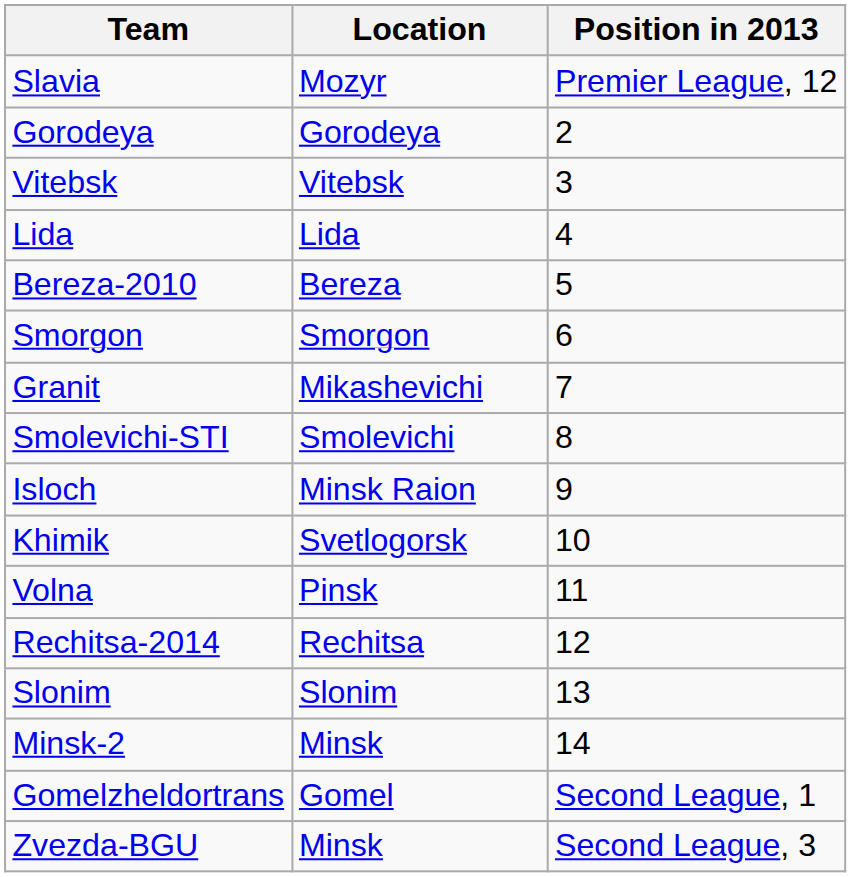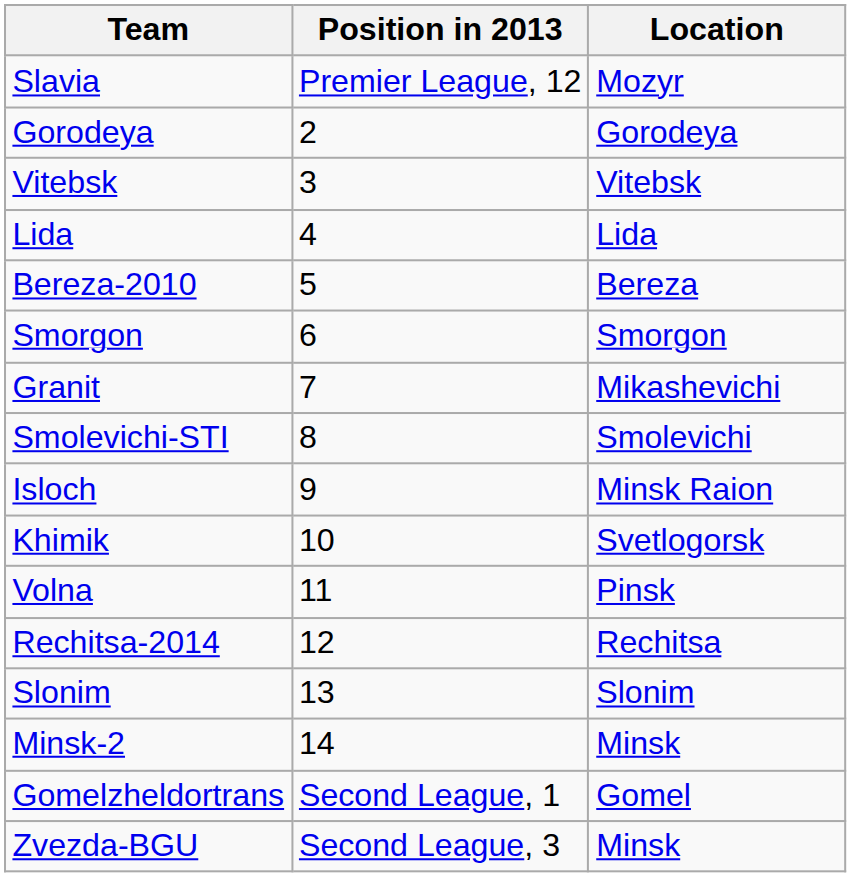columns swapped: (420, 30) <-> (696, 30)
